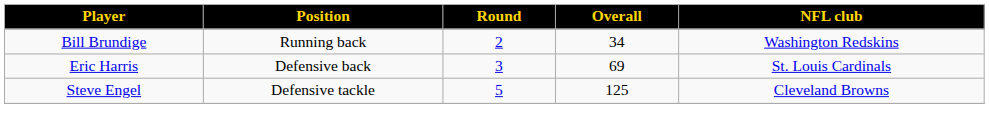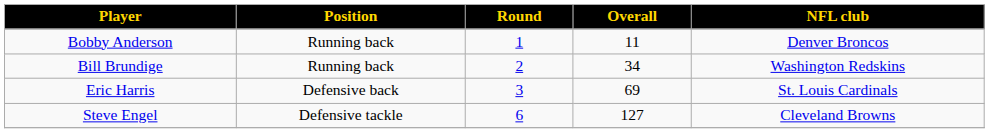+ row: (120, 41)
(499, 90) 5 -> (519, 115) 6
(617, 90) 125 -> (632, 115) 127
